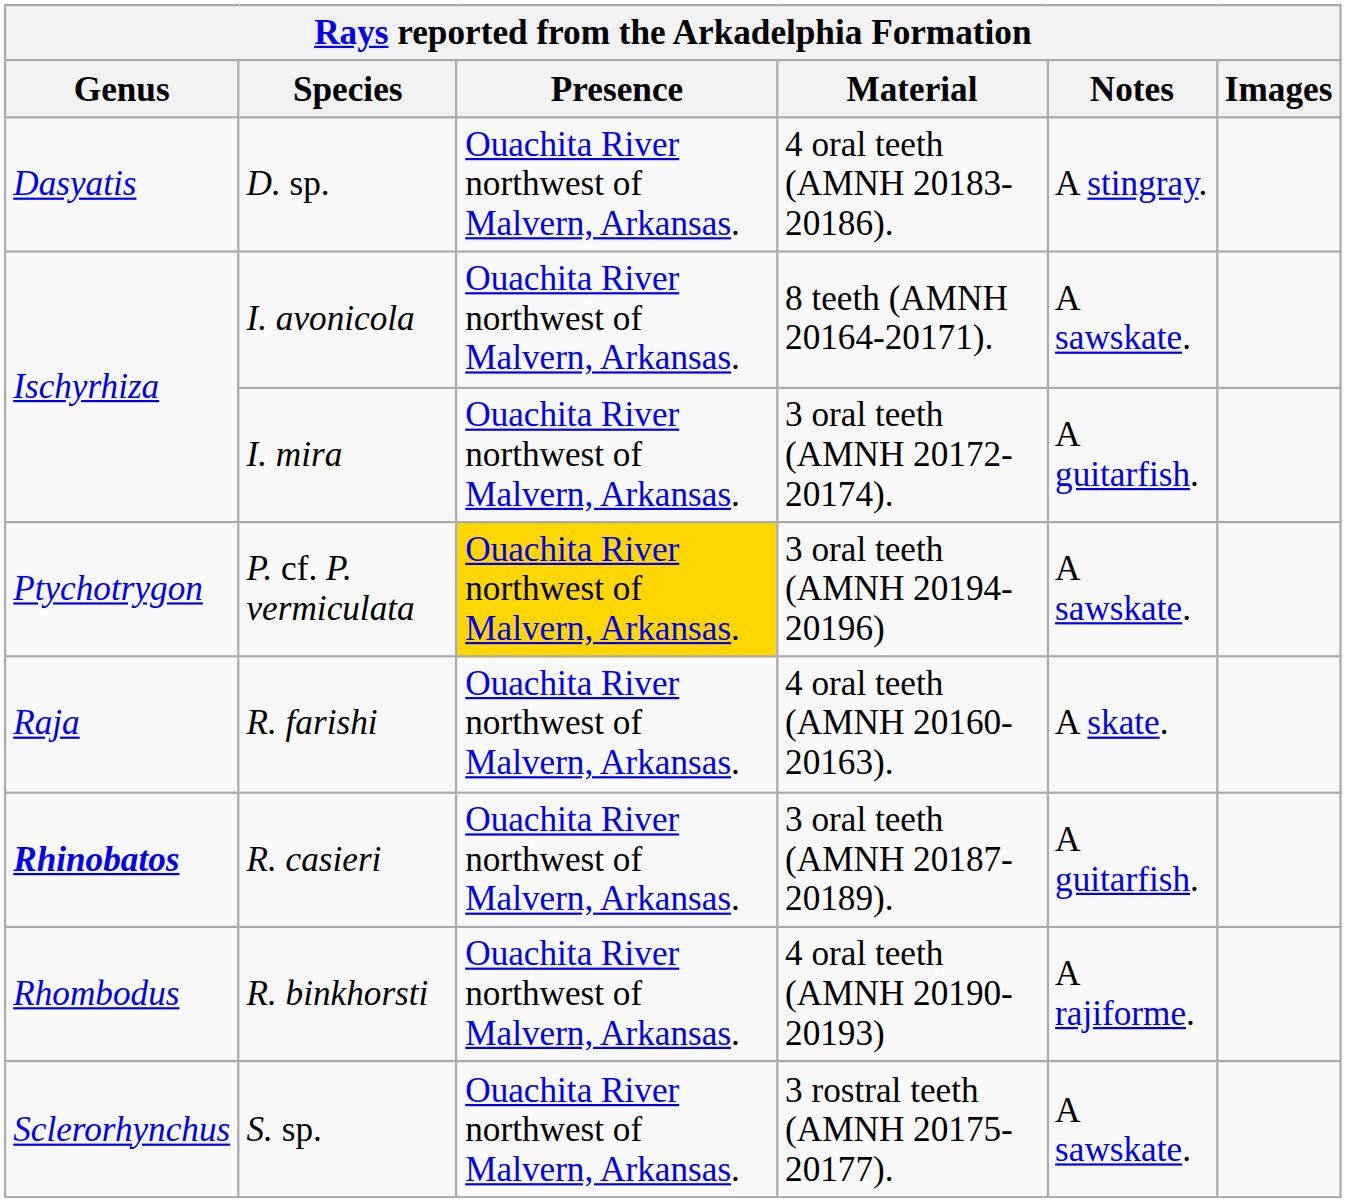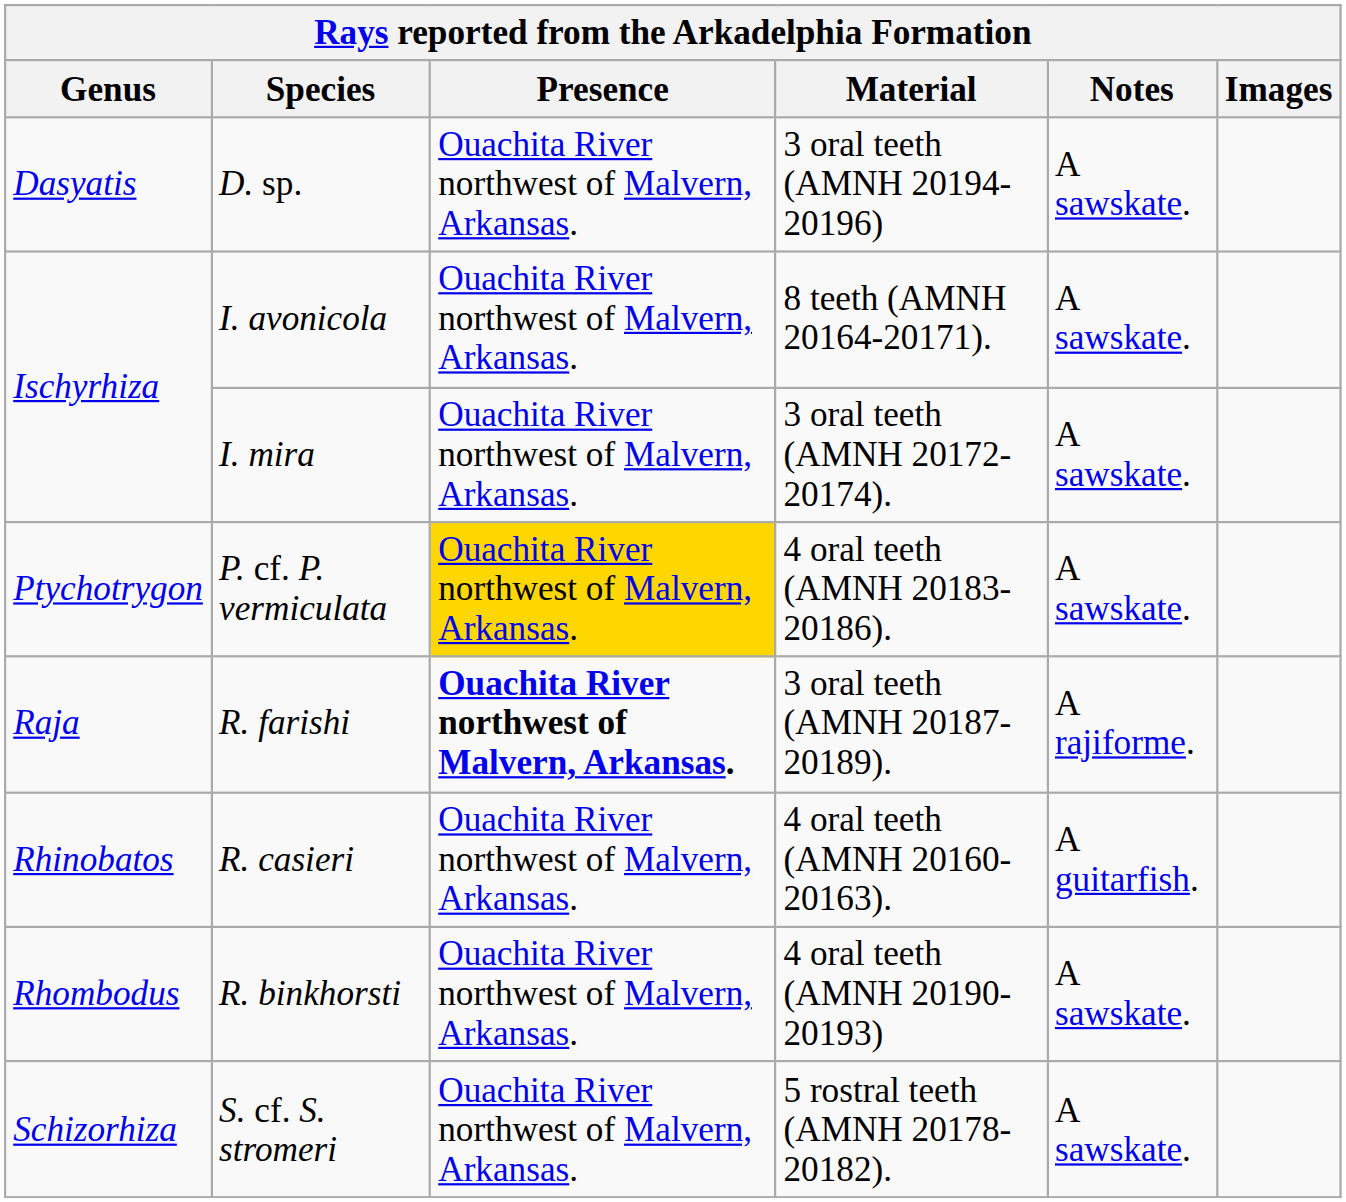(899, 183) 4 oral teeth (AMNH 20183-20186). -> (897, 183) 3 oral teeth (AMNH 20194-20196)
(1131, 183) A stingray. -> (1123, 183) A sawskate.
(1127, 453) A guitarfish. -> (1123, 453) A sawskate.
(899, 588) 3 oral teeth (AMNH 20194-20196) -> (897, 588) 4 oral teeth (AMNH 20183-20186).
(603, 723) normal -> (586, 723) bold
(899, 723) 4 oral teeth (AMNH 20160-20163). -> (897, 723) 3 oral teeth (AMNH 20187-20189).
(1112, 723) A skate. -> (1125, 723) A rajiforme.
(96, 858) bold -> (93, 858) normal
(899, 858) 3 oral teeth (AMNH 20187-20189). -> (897, 858) 4 oral teeth (AMNH 20160-20163).
(1125, 993) A rajiforme. -> (1123, 993) A sawskate.
+ row: (278, 1128)
- row: (284, 1128)
